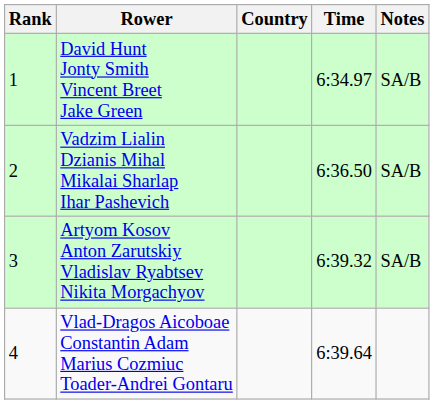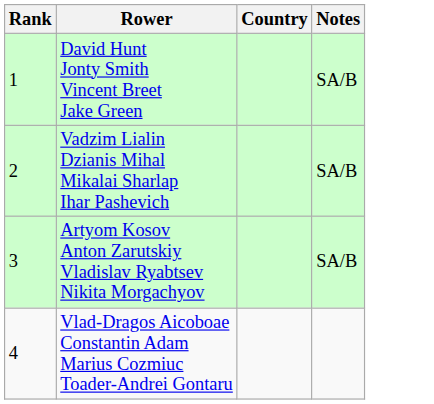- column: (344, 19)
